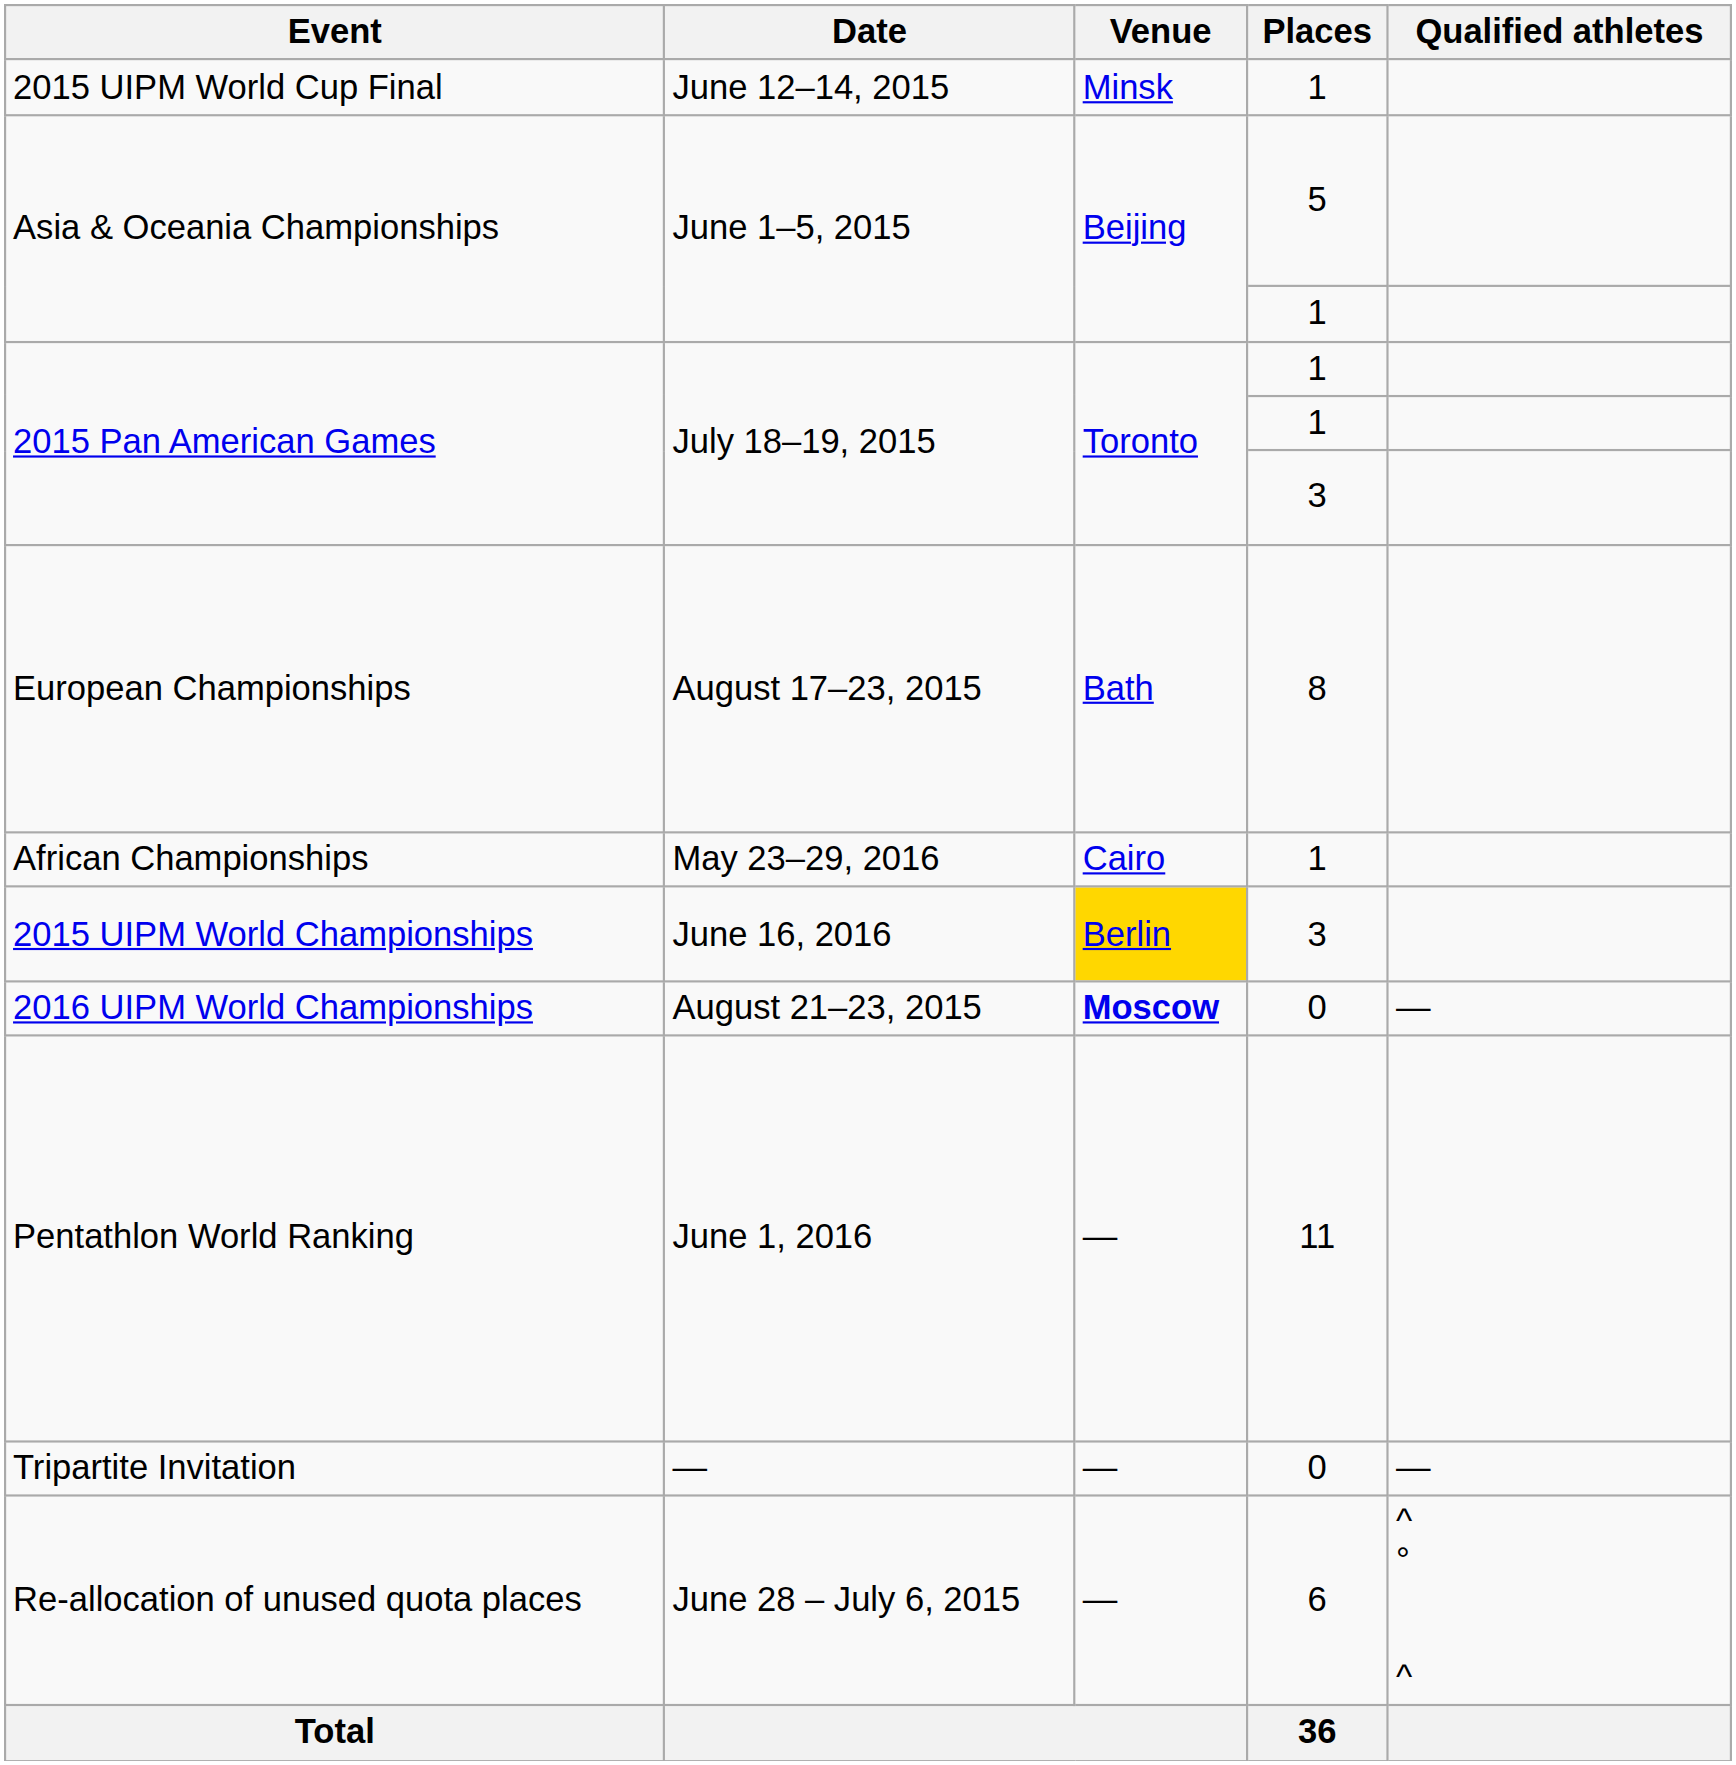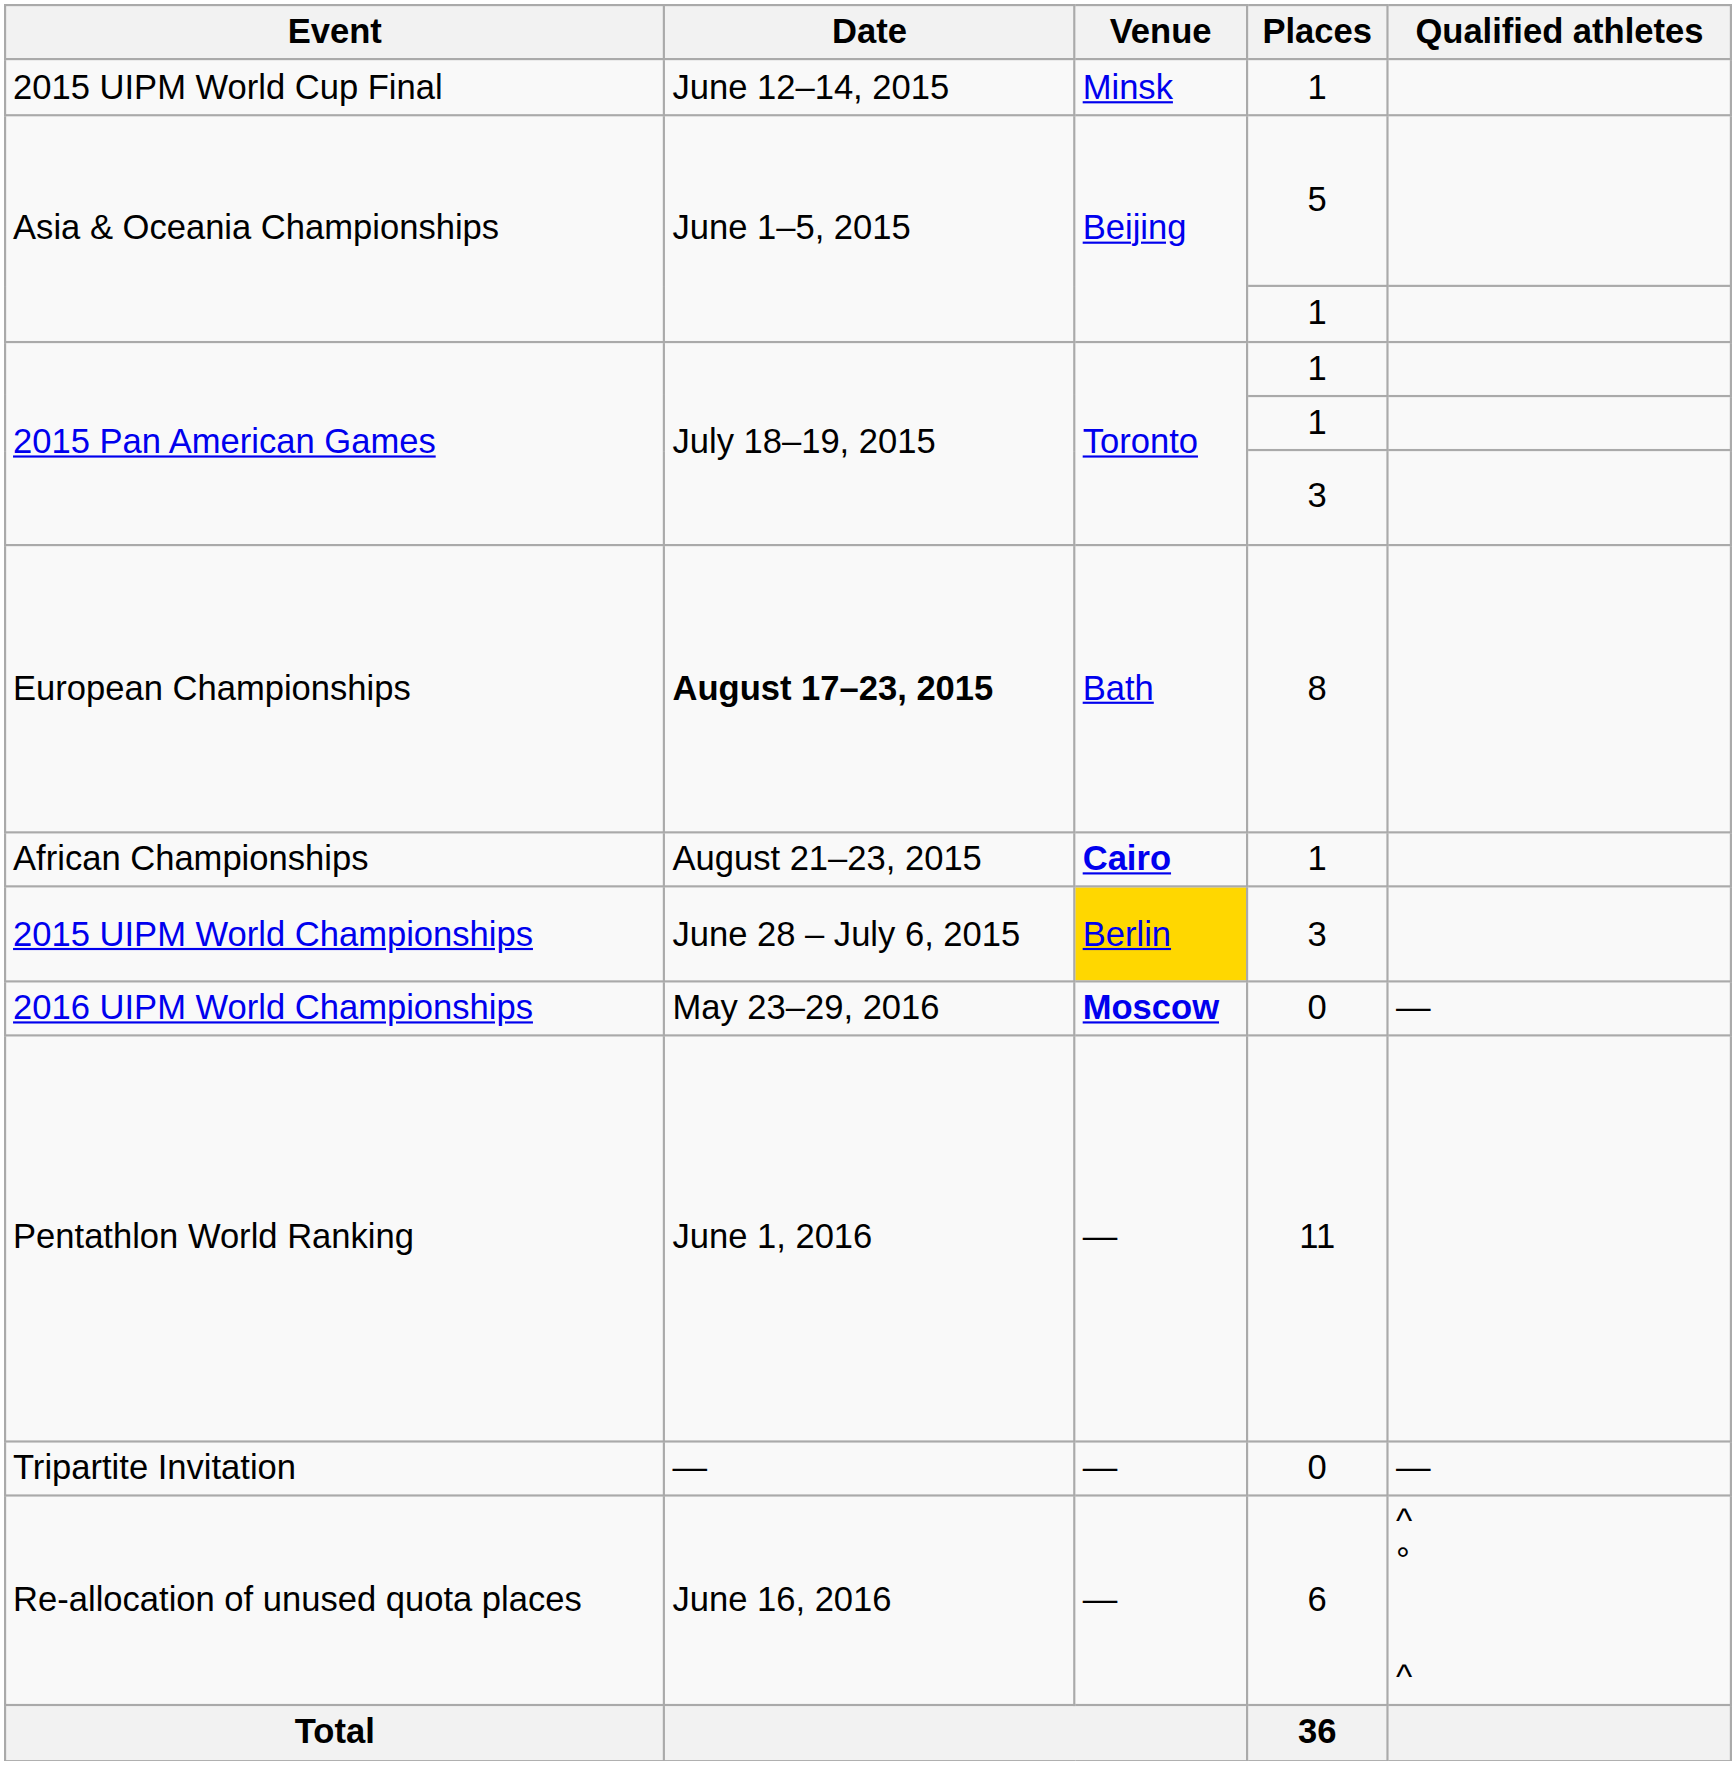(827, 687) normal -> (833, 687) bold
(806, 859) May 23–29, 2016 -> (827, 859) August 21–23, 2015
(1124, 859) normal -> (1127, 859) bold
(782, 933) June 16, 2016 -> (846, 933) June 28 – July 6, 2015
(827, 1007) August 21–23, 2015 -> (806, 1007) May 23–29, 2016
(846, 1599) June 28 – July 6, 2015 -> (782, 1599) June 16, 2016
